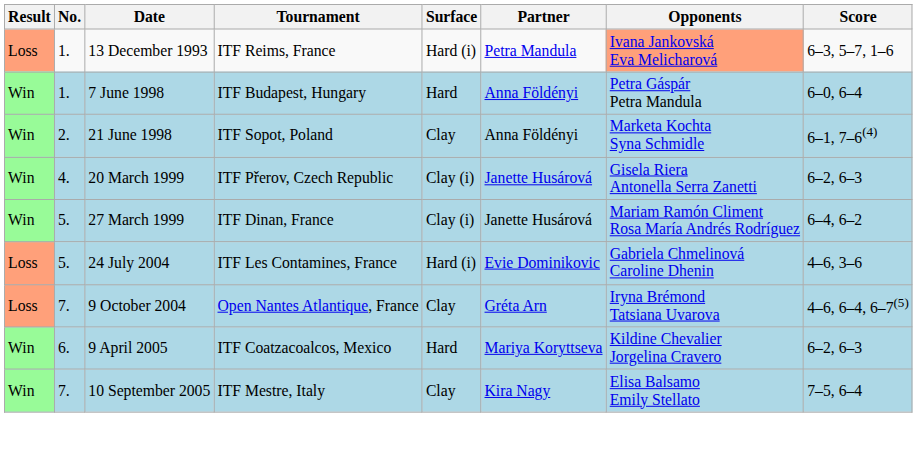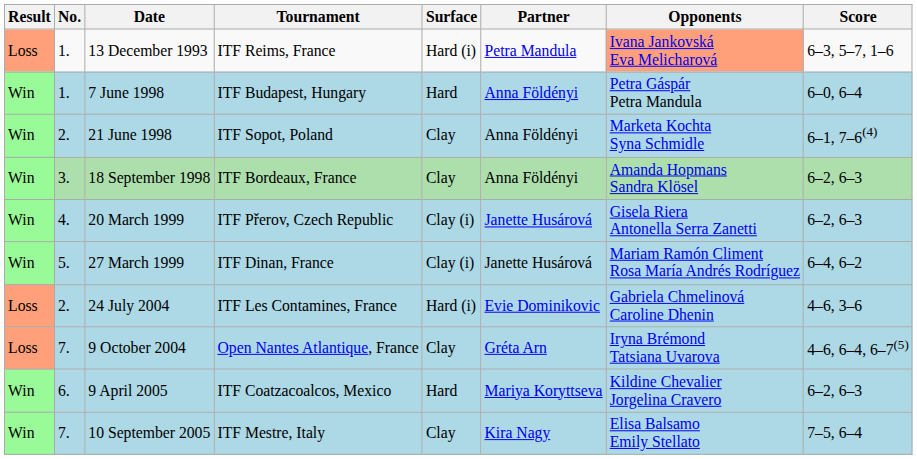+ row: (149, 178)
(64, 263) 5. -> (64, 305) 2.
